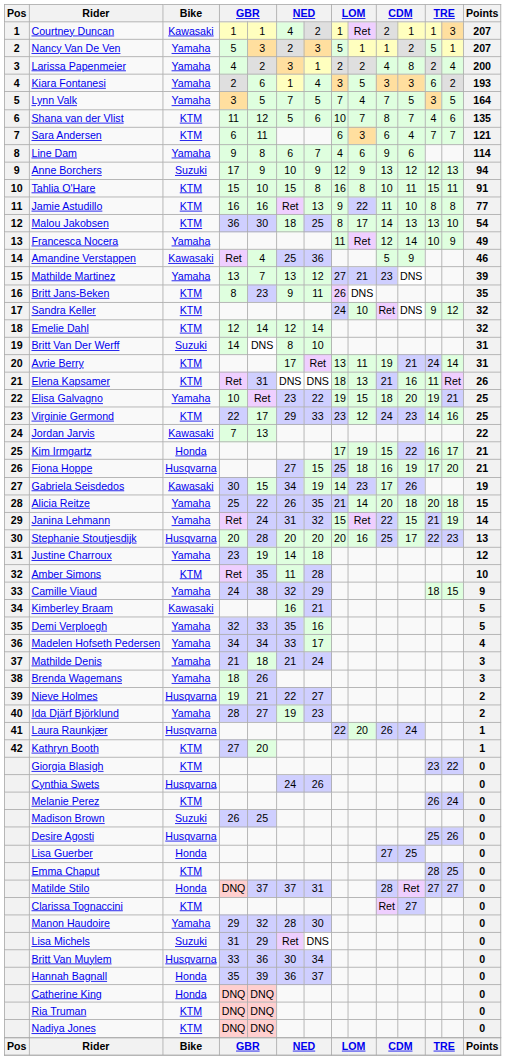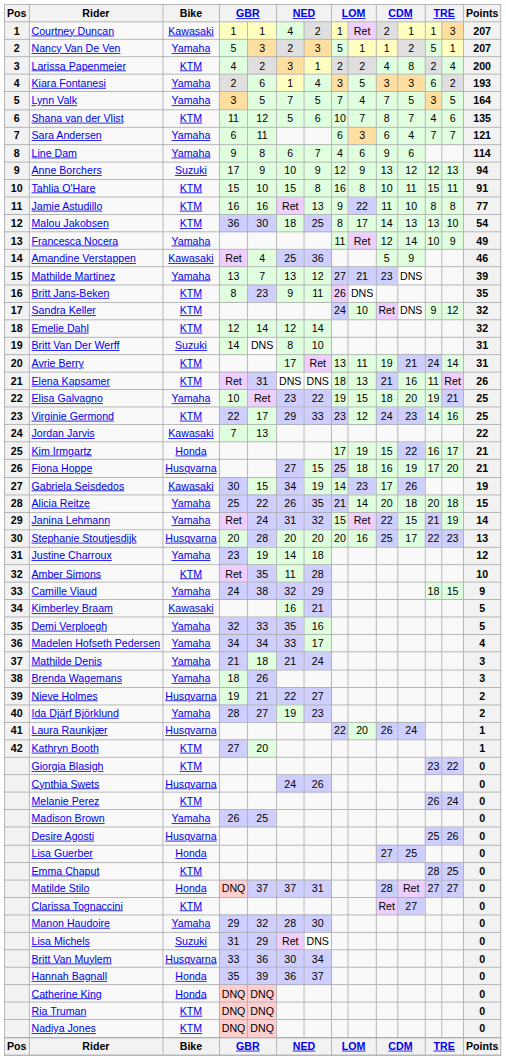(191, 65) Yamaha -> (191, 65) KTM
(191, 136) KTM -> (191, 136) Yamaha
(191, 818) Suzuki -> (191, 818) Yamaha
